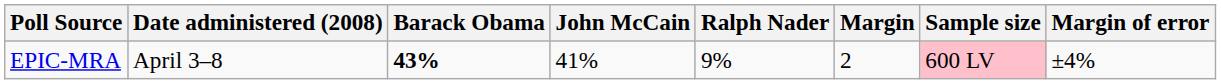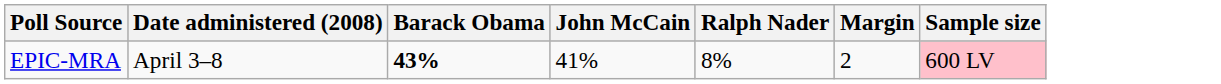- column: (1130, 22)
(716, 59) 9% -> (716, 59) 8%
